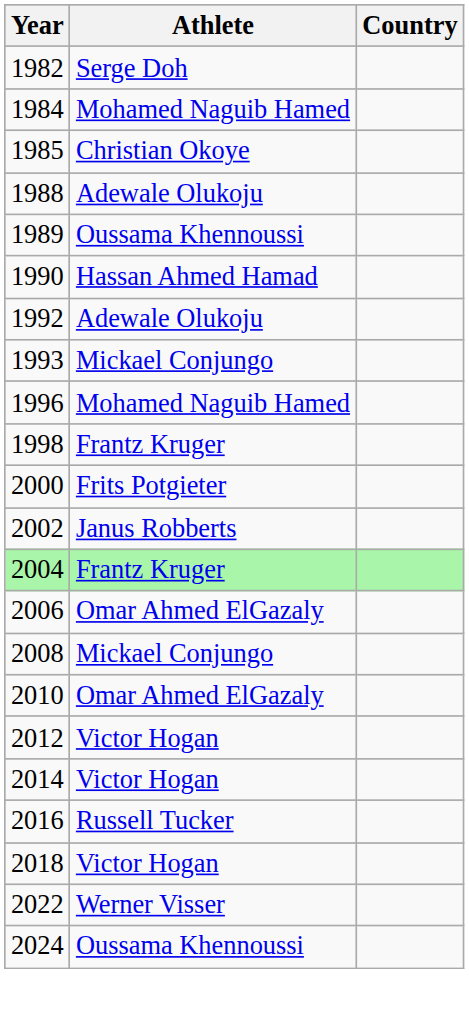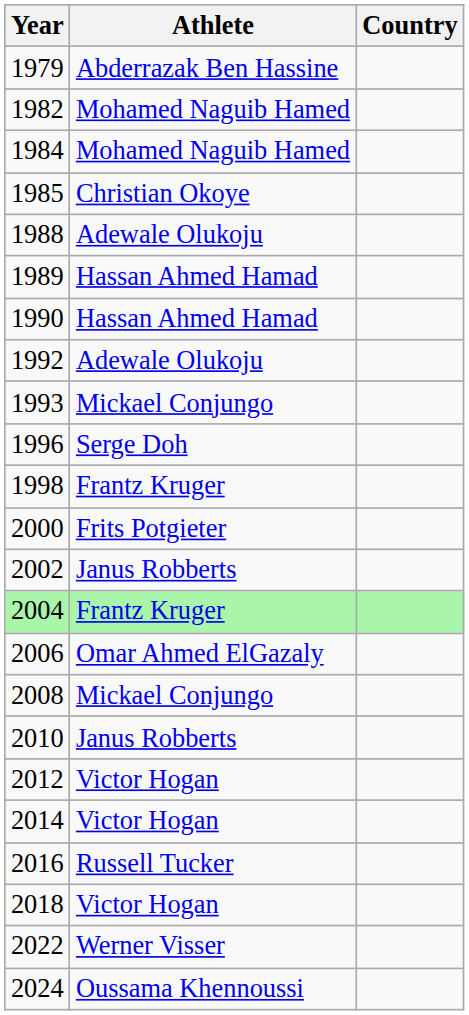+ row: (37, 67)
(132, 67) Serge Doh -> (213, 109) Mohamed Naguib Hamed
(190, 234) Oussama Khennoussi -> (197, 276) Hassan Ahmed Hamad
(213, 402) Mohamed Naguib Hamed -> (132, 444) Serge Doh
(200, 695) Omar Ahmed ElGazaly -> (156, 737) Janus Robberts
